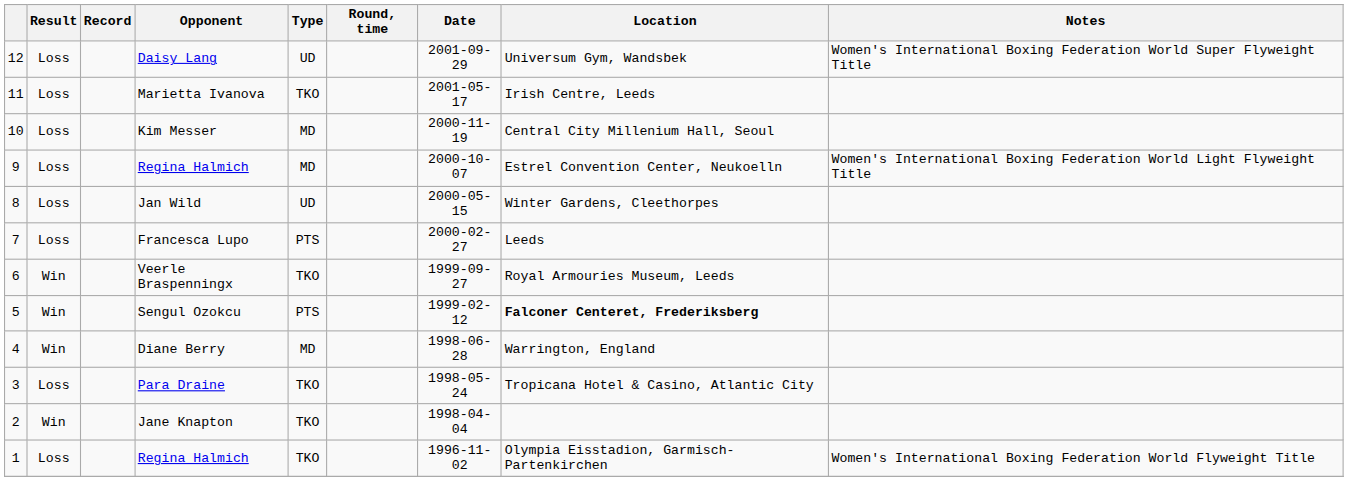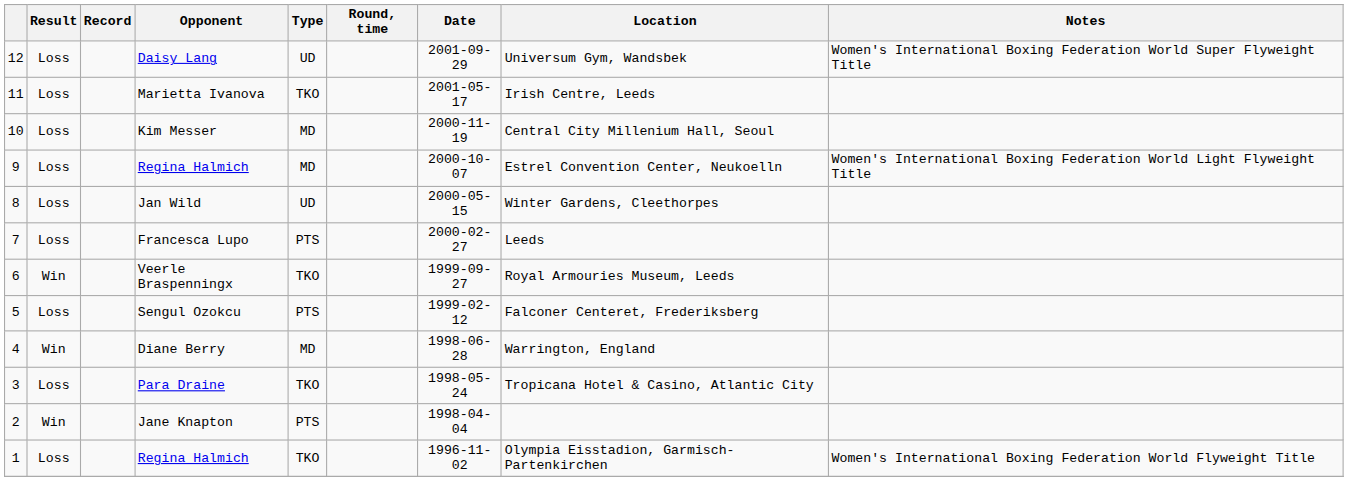(54, 314) Win -> (54, 314) Loss
(631, 314) bold -> (631, 314) normal
(308, 422) TKO -> (308, 422) PTS
